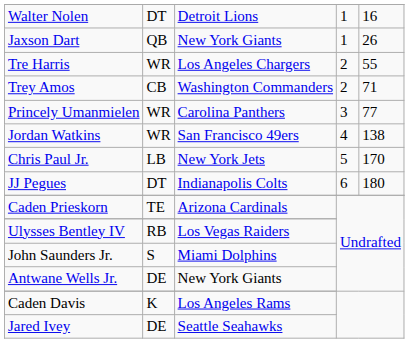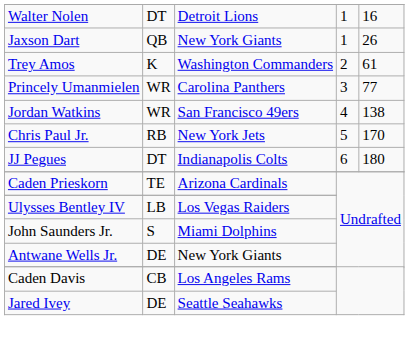- row: (39, 64)
(156, 87) CB -> (152, 64) K
(370, 87) 71 -> (370, 64) 61
(156, 159) LB -> (156, 135) RB
(156, 231) RB -> (156, 207) LB
(152, 302) K -> (156, 278) CB
